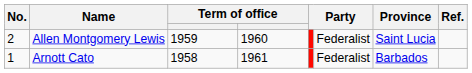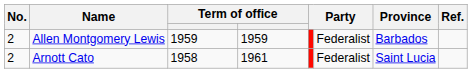(254, 39) 1960 -> (254, 39) 1959
(406, 39) Saint Lucia -> (401, 39) Barbados
(11, 58) 1 -> (11, 58) 2
(401, 58) Barbados -> (406, 58) Saint Lucia
